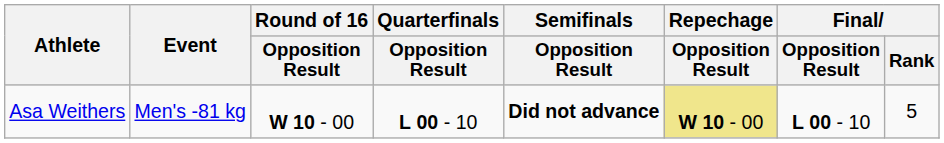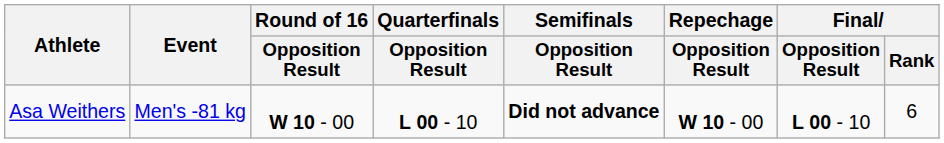(721, 123) khaki background -> (721, 123) no background
(912, 112) 5 -> (912, 112) 6
